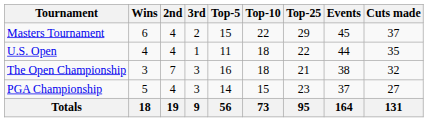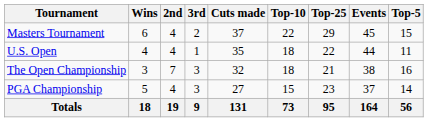columns swapped: (226, 13) <-> (394, 13)
